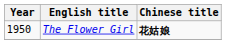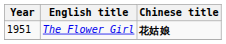(19, 29) 1950 -> (19, 29) 1951
